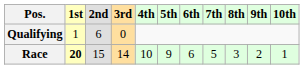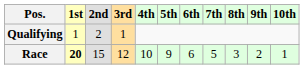(98, 34) 6 -> (98, 34) 2
(123, 34) 0 -> (123, 34) 1
(123, 54) 14 -> (123, 54) 12
